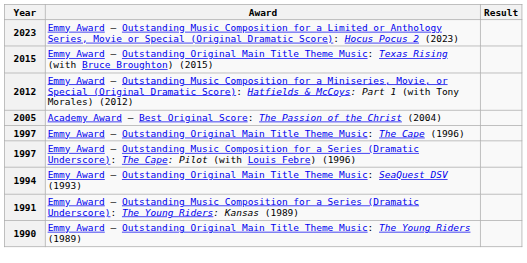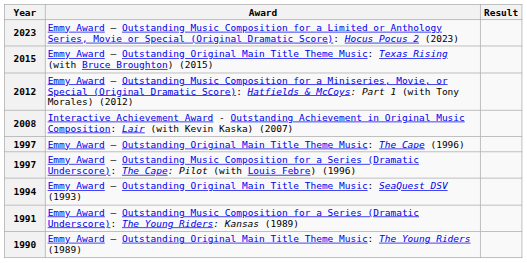+ row: (25, 123)
- row: (25, 118)
